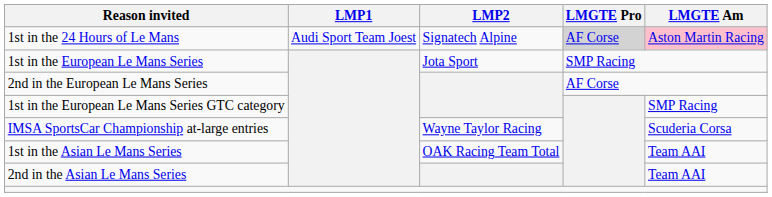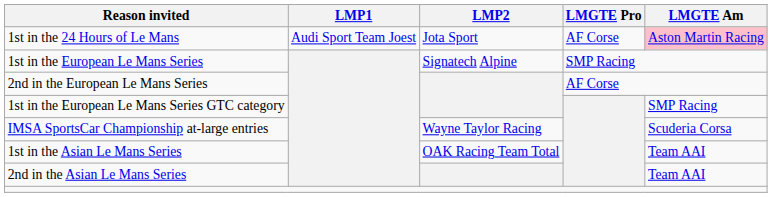(470, 38) Signatech Alpine -> (450, 38) Jota Sport
(592, 38) lightgrey background -> (592, 38) no background
(450, 60) Jota Sport -> (470, 60) Signatech Alpine
